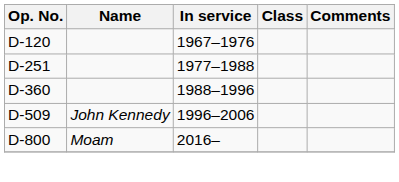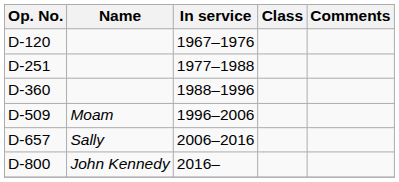(120, 115) John Kennedy -> (92, 115) Moam
+ row: (29, 139)
(92, 139) Moam -> (120, 164) John Kennedy
